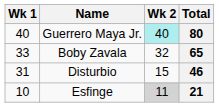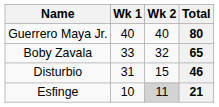columns swapped: (92, 14) <-> (23, 14)
(162, 33) paleturquoise background -> (162, 33) no background
